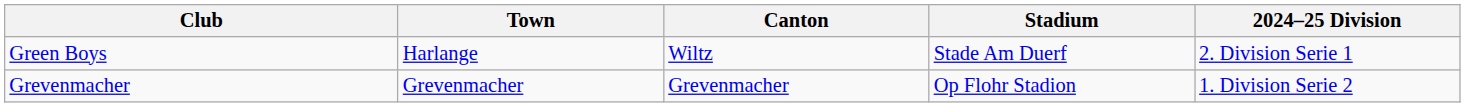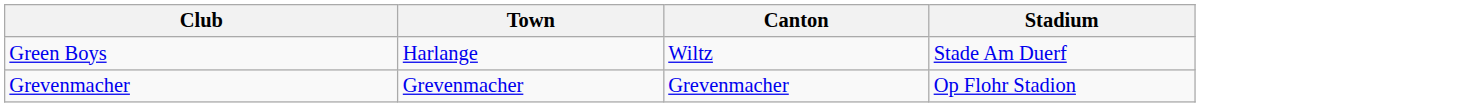- column: (1327, 20)
